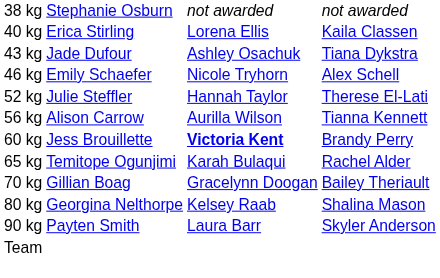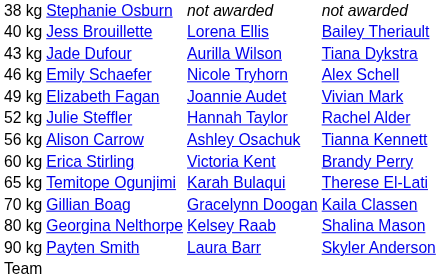(90, 32) Erica Stirling -> (99, 32) Jess Brouillette
(370, 32) Kaila Classen -> (376, 32) Bailey Theriault
(244, 53) Ashley Osachuk -> (234, 53) Aurilla Wilson
+ row: (23, 97)
(375, 97) Therese El-Lati -> (366, 118) Rachel Alder
(234, 118) Aurilla Wilson -> (244, 140) Ashley Osachuk
(99, 140) Jess Brouillette -> (90, 161) Erica Stirling
(235, 140) bold -> (231, 161) normal
(366, 161) Rachel Alder -> (375, 183) Therese El-Lati
(376, 183) Bailey Theriault -> (370, 204) Kaila Classen
